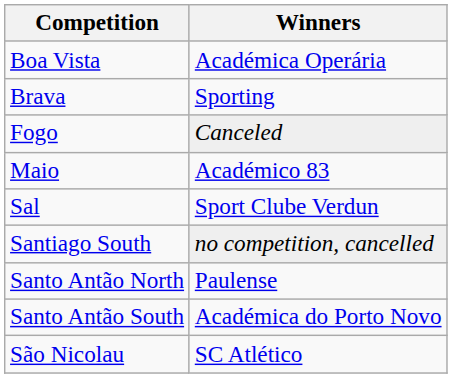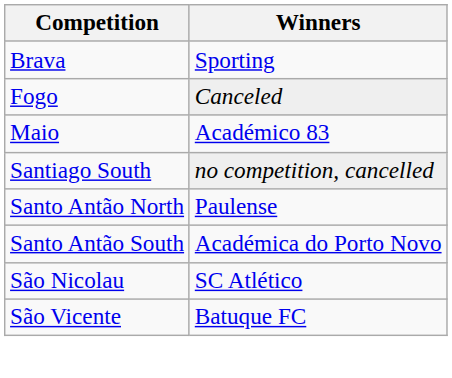- row: (55, 59)
- row: (25, 206)
+ row: (66, 317)
